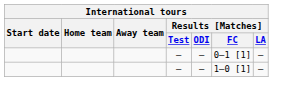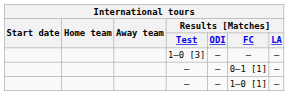+ row: (33, 55)
